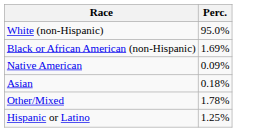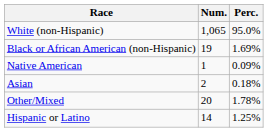+ column: (214, 13)
